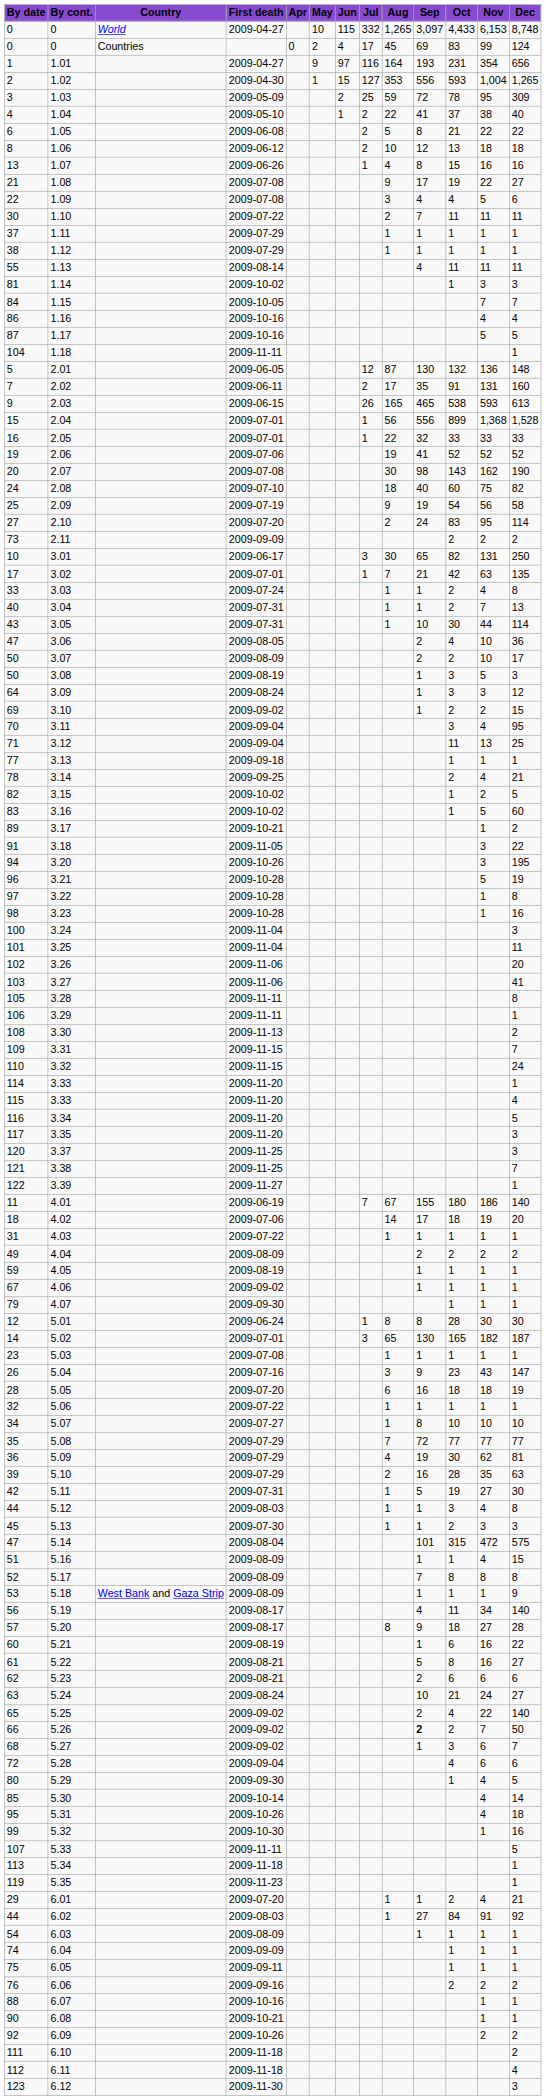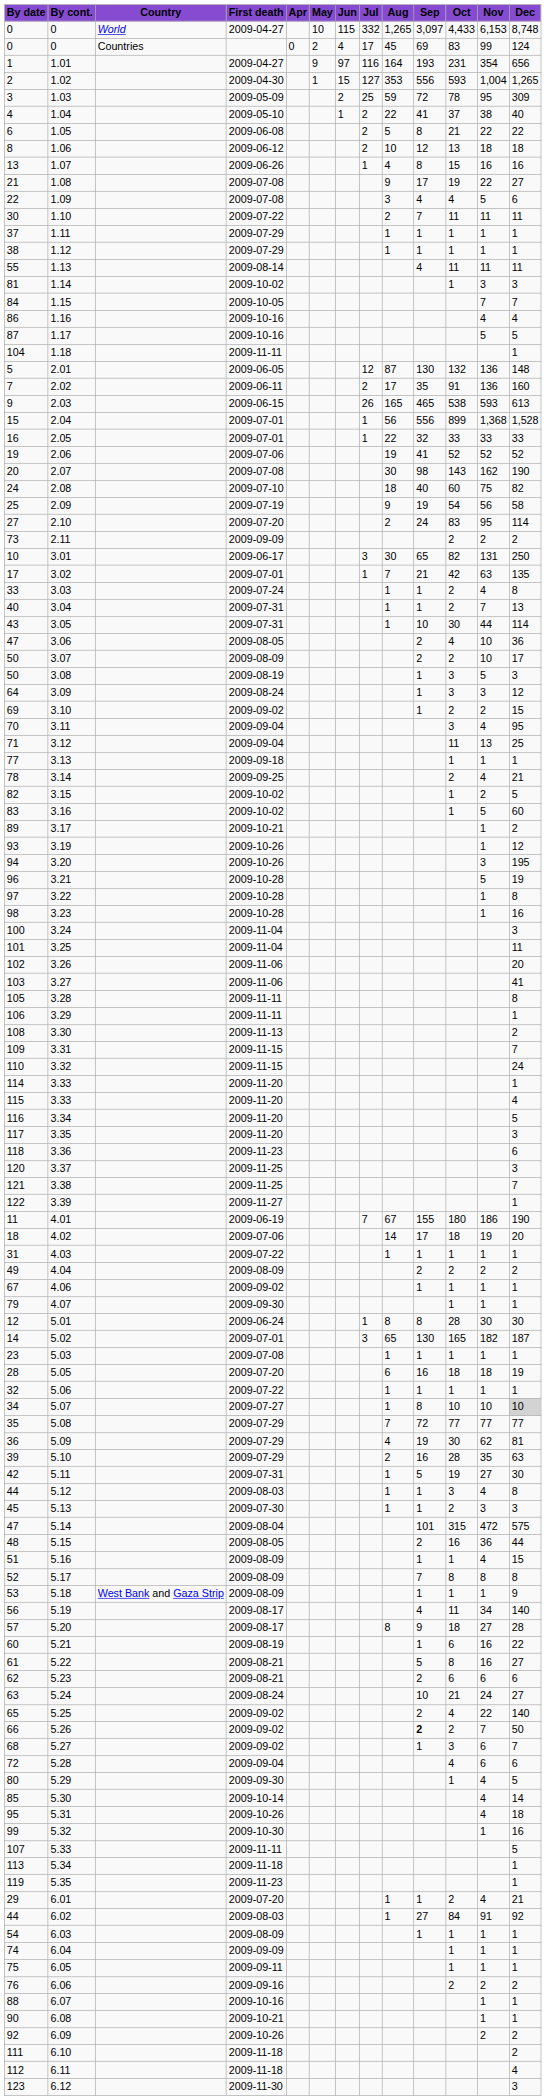(489, 387) 131 -> (489, 387) 136
- row: (13, 846)
+ row: (13, 846)
+ row: (15, 1152)
(521, 1203) 140 -> (521, 1220) 190
- row: (13, 1271)
- row: (13, 1373)
(518, 1424) no background -> (518, 1407) lightgrey background
+ row: (13, 1543)
